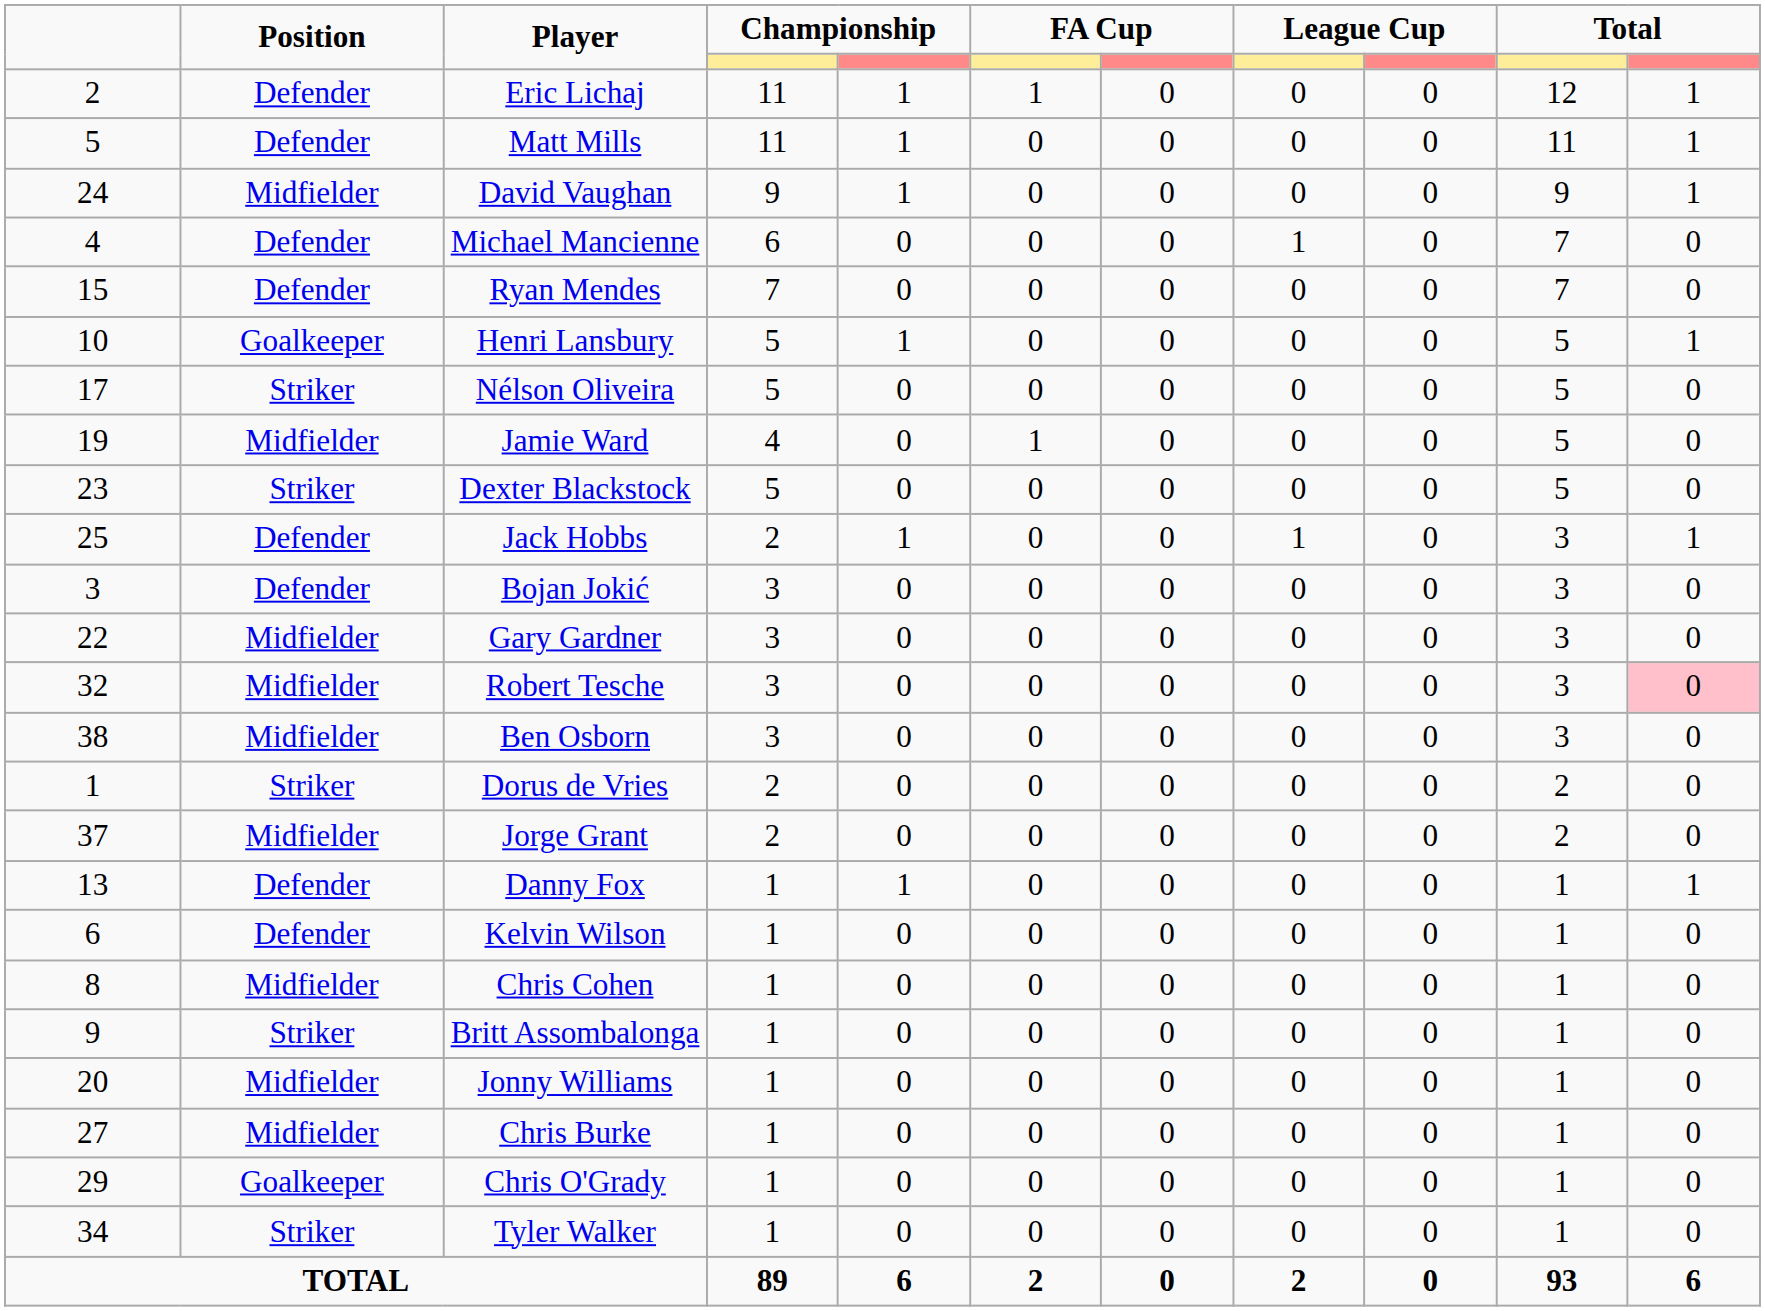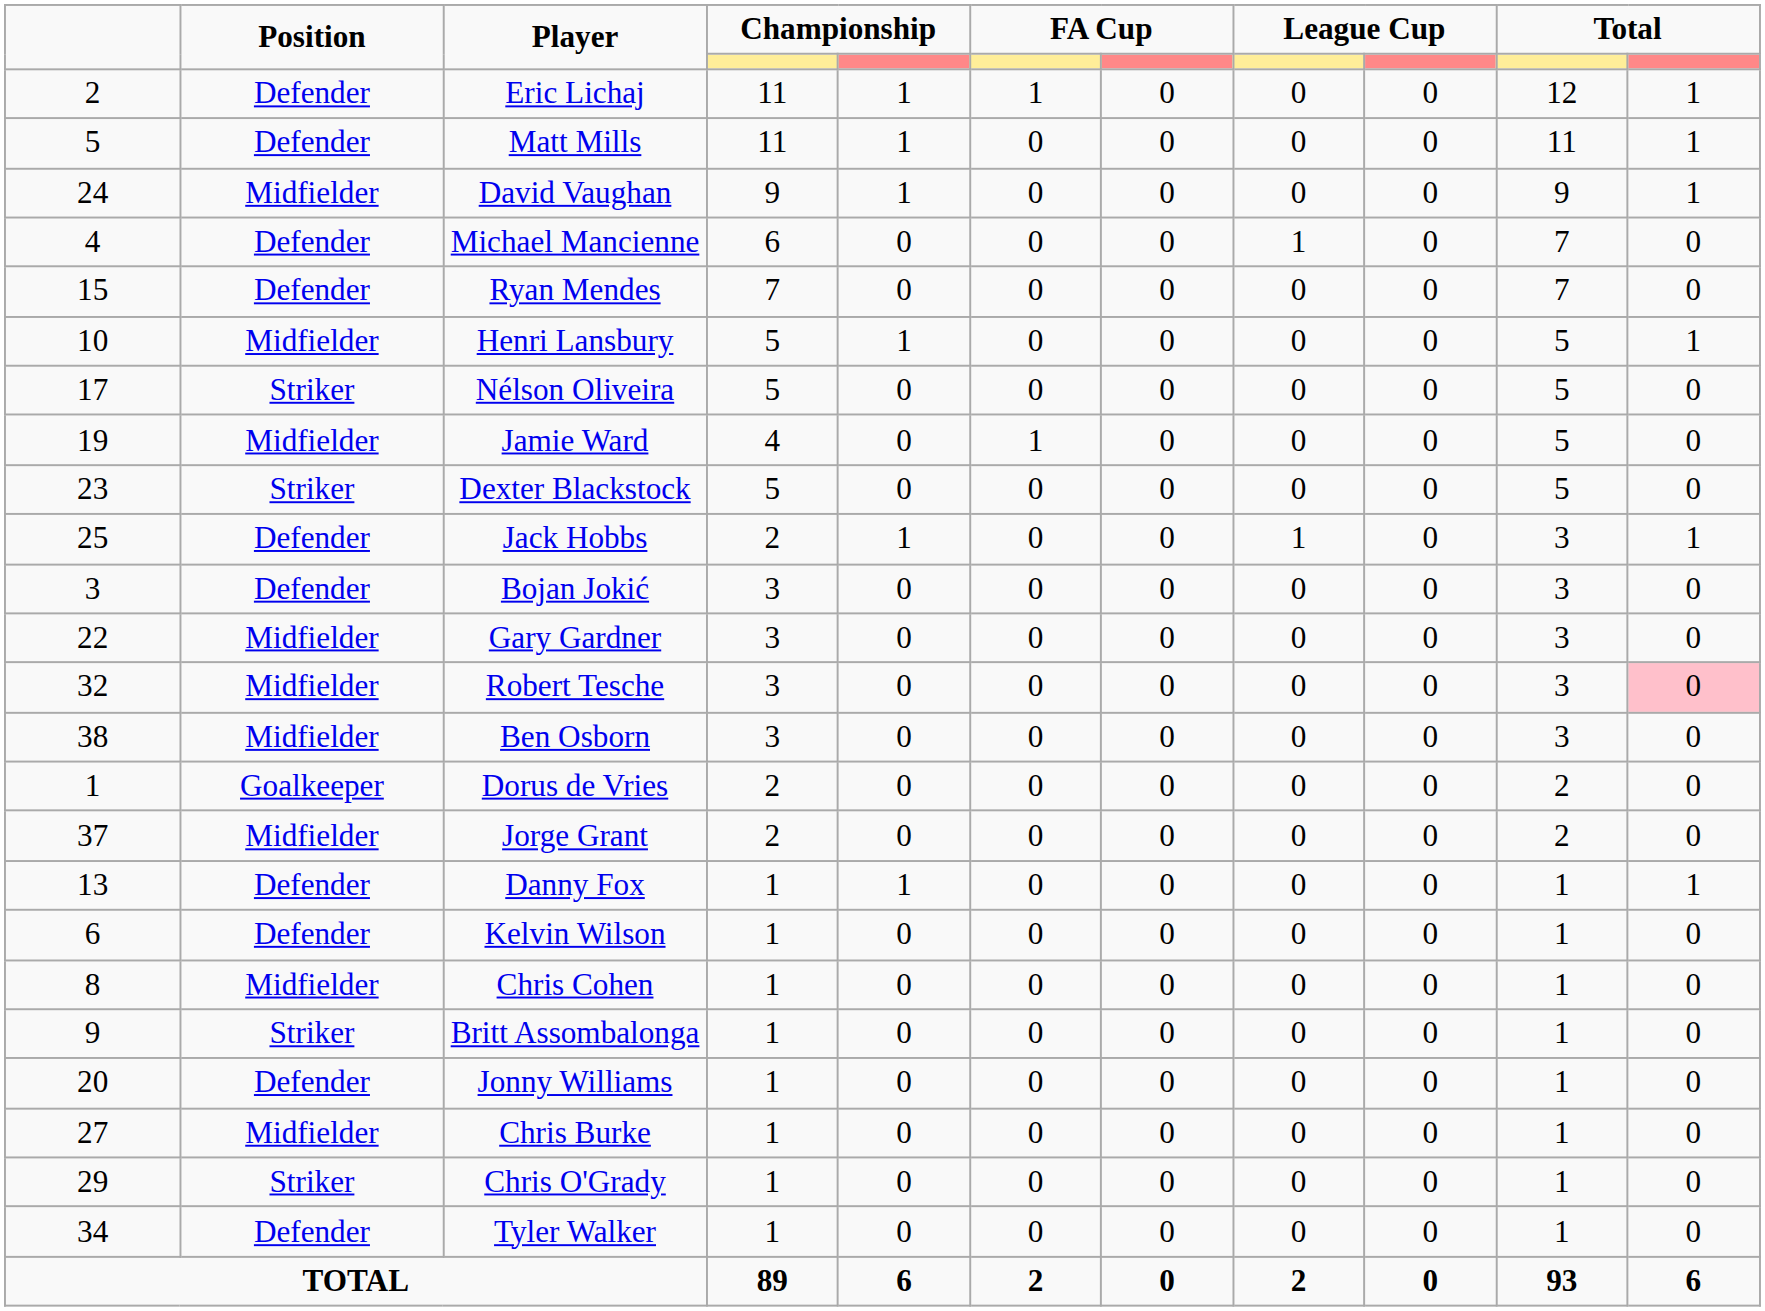(312, 340) Goalkeeper -> (312, 340) Midfielder
(312, 785) Striker -> (312, 785) Goalkeeper
(312, 1082) Midfielder -> (312, 1082) Defender
(312, 1181) Goalkeeper -> (312, 1181) Striker
(312, 1231) Striker -> (312, 1231) Defender
